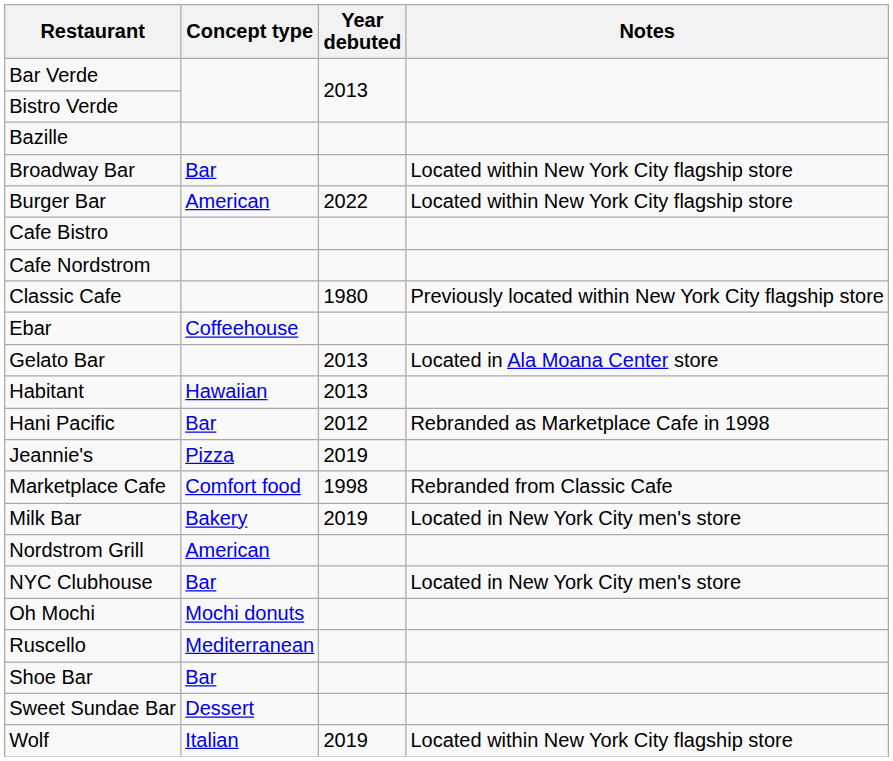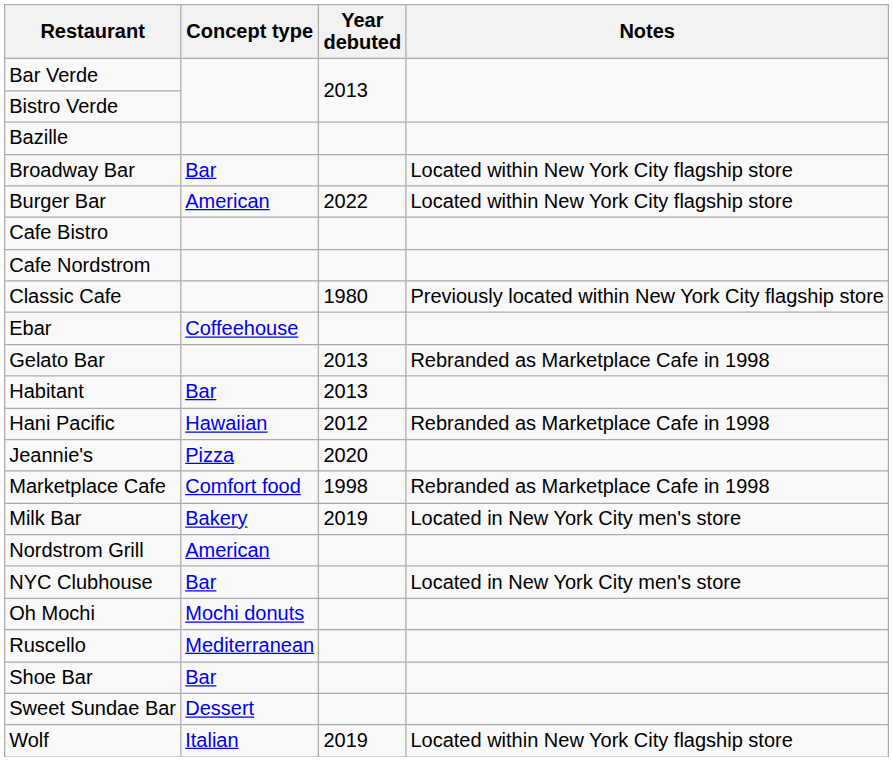(564, 360) Located in Ala Moana Center store -> (590, 360) Rebranded as Marketplace Cafe in 1998
(226, 391) Hawaiian -> (201, 391) Bar
(201, 423) Bar -> (226, 423) Hawaiian
(346, 455) 2019 -> (346, 455) 2020
(542, 486) Rebranded from Classic Cafe -> (590, 486) Rebranded as Marketplace Cafe in 1998
